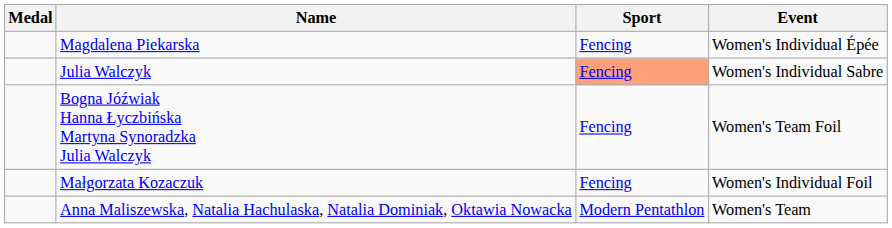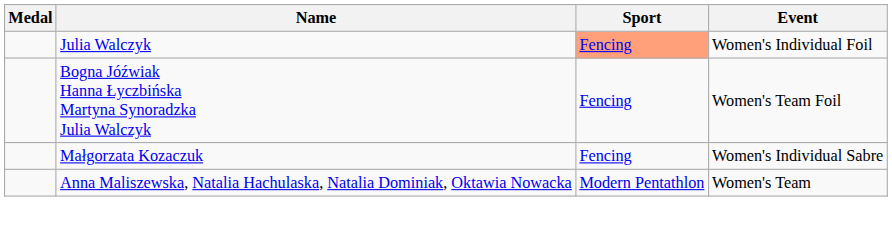- row: (130, 44)
(798, 71) Women's Individual Sabre -> (792, 44) Women's Individual Foil
(792, 183) Women's Individual Foil -> (798, 156) Women's Individual Sabre
